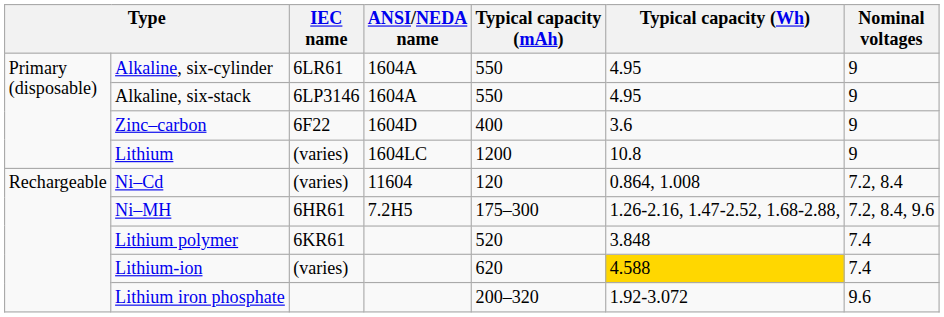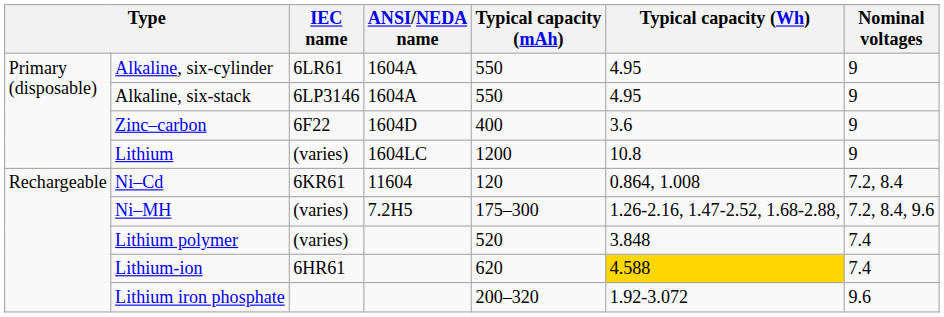(321, 182) (varies) -> (319, 182) 6KR61
(319, 211) 6HR61 -> (321, 211) (varies)
(319, 239) 6KR61 -> (321, 239) (varies)
(321, 268) (varies) -> (319, 268) 6HR61
